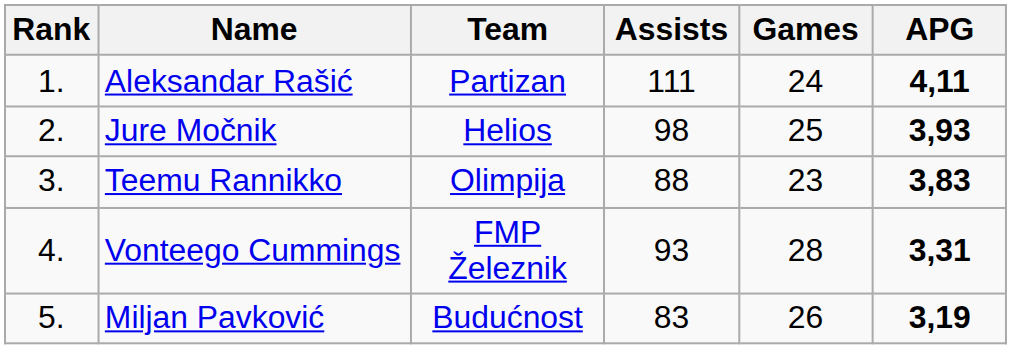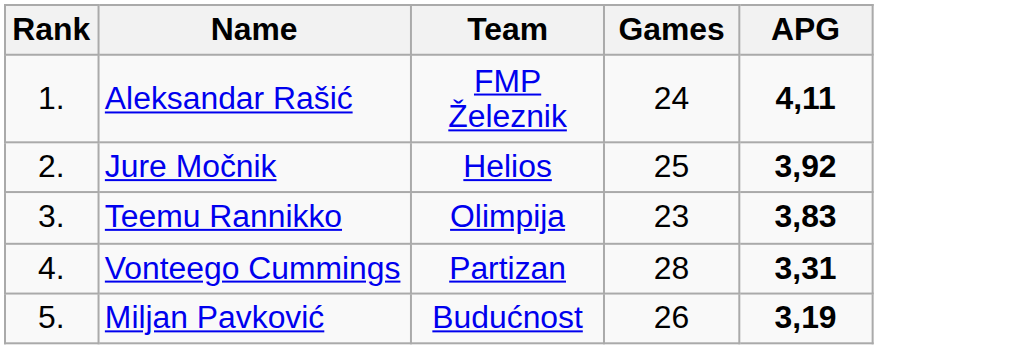- column: (672, 29)
(508, 80) Partizan -> (508, 98) FMP Železnik
(940, 130) 3,93 -> (806, 166) 3,92
(508, 249) FMP Železnik -> (508, 267) Partizan
